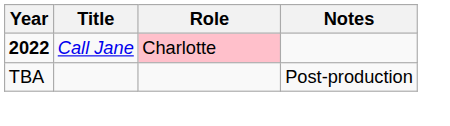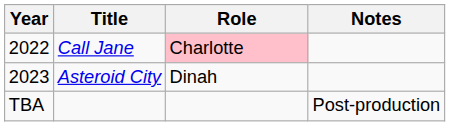(29, 47) bold -> (29, 47) normal
+ row: (109, 76)
